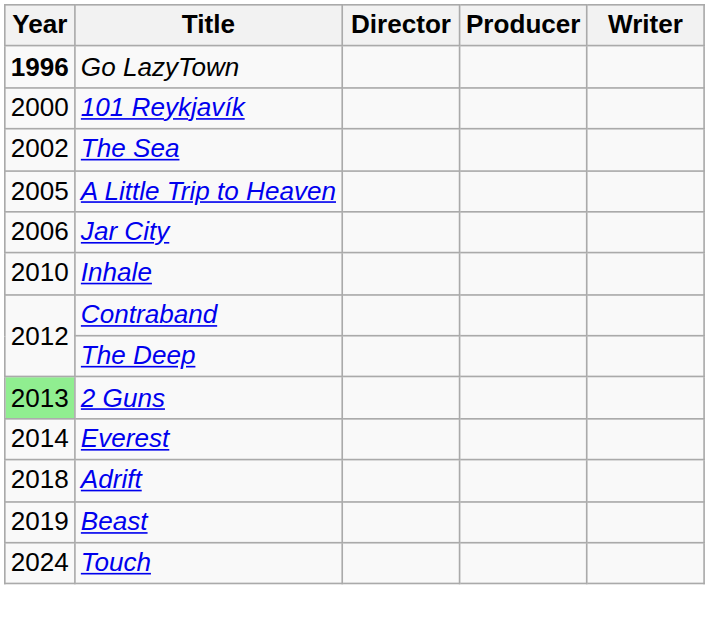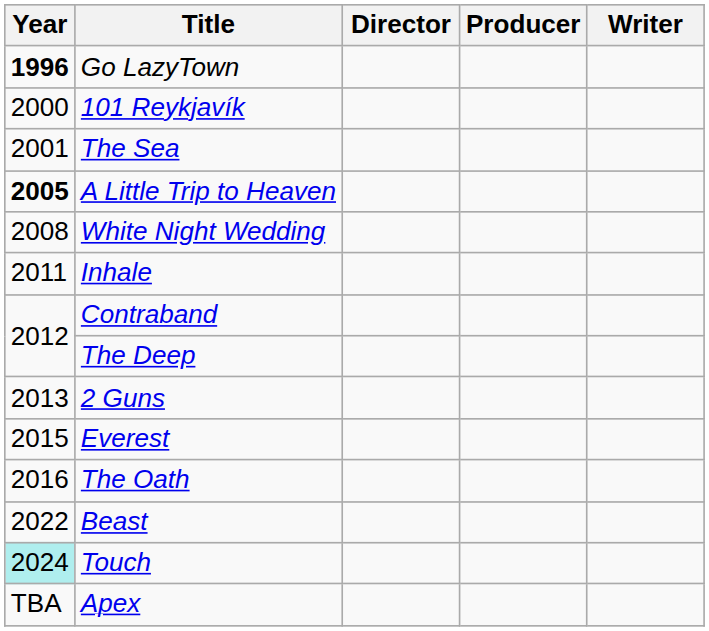(40, 149) 2002 -> (40, 149) 2001
(40, 190) normal -> (40, 190) bold
- row: (125, 231)
+ row: (203, 231)
(40, 273) 2010 -> (39, 273) 2011
(40, 397) lightgreen background -> (40, 397) no background
(40, 438) 2014 -> (40, 438) 2015
+ row: (135, 480)
- row: (111, 480)
(40, 521) 2019 -> (40, 521) 2022
(40, 562) no background -> (40, 562) paleturquoise background
+ row: (111, 604)
